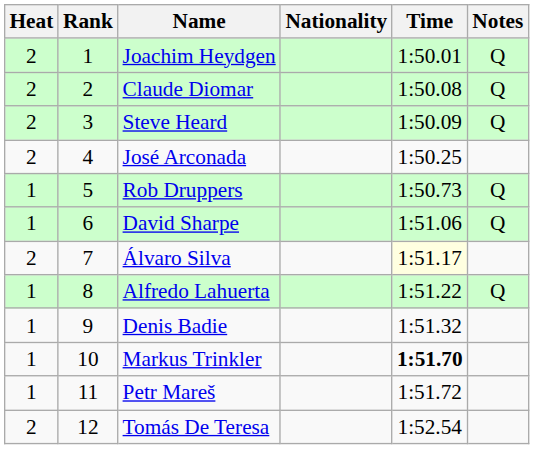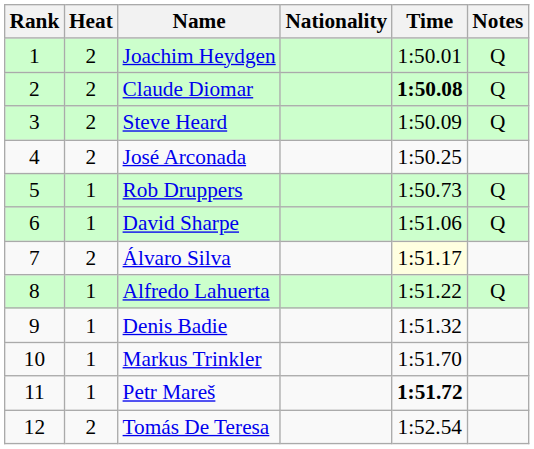columns swapped: (88, 21) <-> (31, 21)
(430, 88) normal -> (430, 88) bold
(430, 358) bold -> (430, 358) normal
(430, 392) normal -> (430, 392) bold
